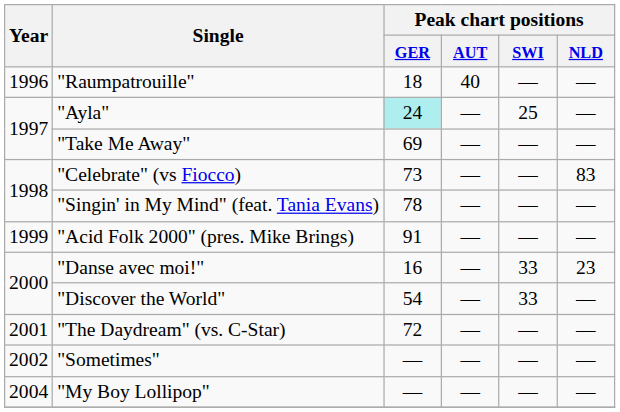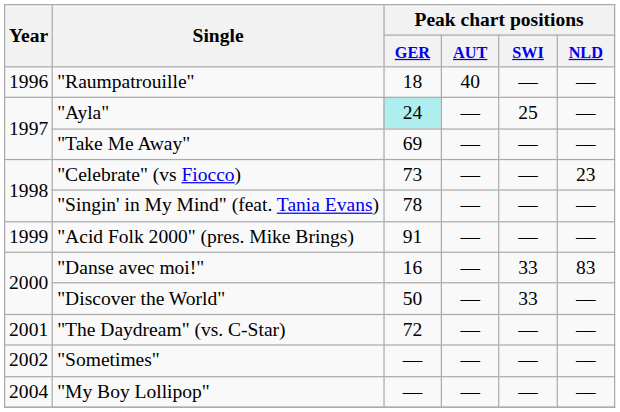(586, 174) 83 -> (586, 174) 23
(586, 267) 23 -> (586, 267) 83
(412, 298) 54 -> (412, 298) 50
